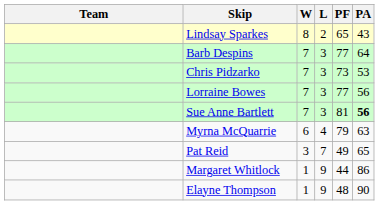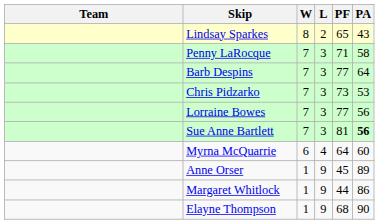+ row: (228, 53)
(342, 131) 79 -> (342, 151) 64
(363, 131) 63 -> (363, 151) 60
- row: (207, 151)
+ row: (215, 170)
(342, 190) 48 -> (342, 209) 68
